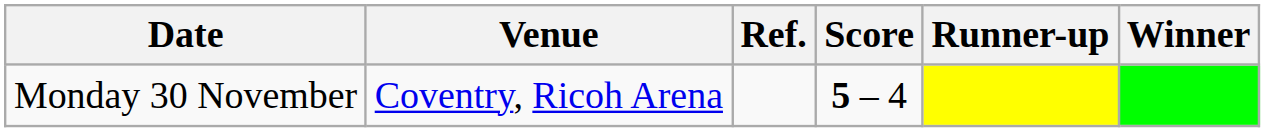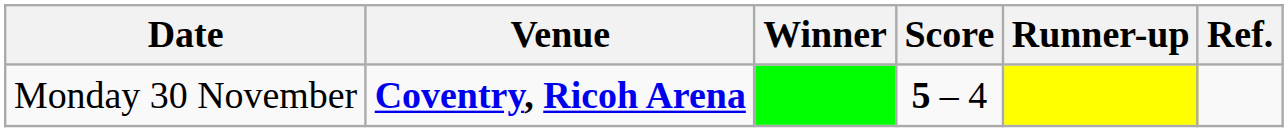columns swapped: (1189, 34) <-> (774, 34)
(549, 94) normal -> (560, 94) bold
